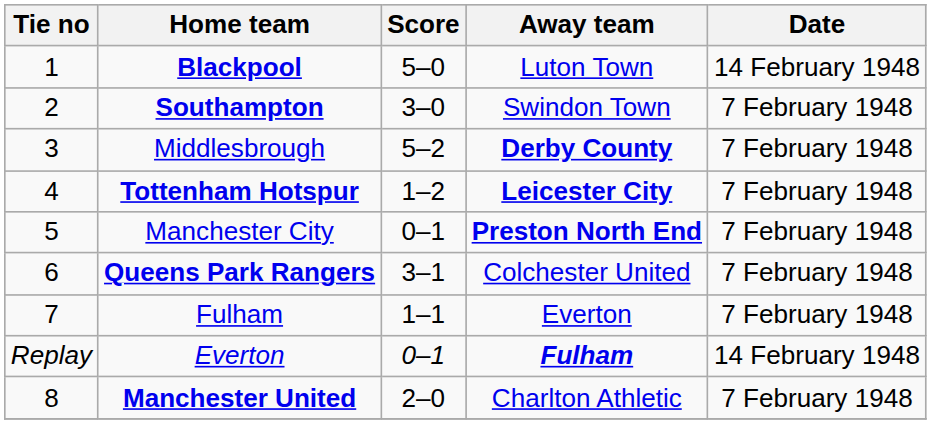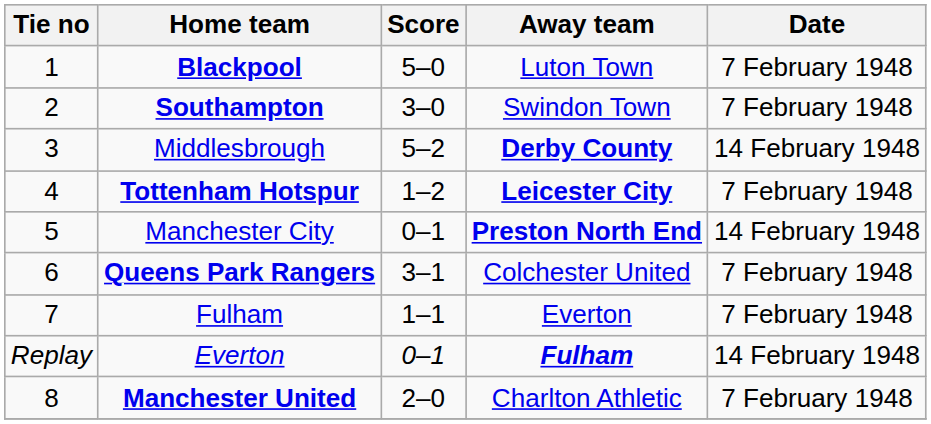(817, 66) 14 February 1948 -> (817, 66) 7 February 1948
(817, 149) 7 February 1948 -> (817, 149) 14 February 1948
(817, 231) 7 February 1948 -> (817, 231) 14 February 1948
